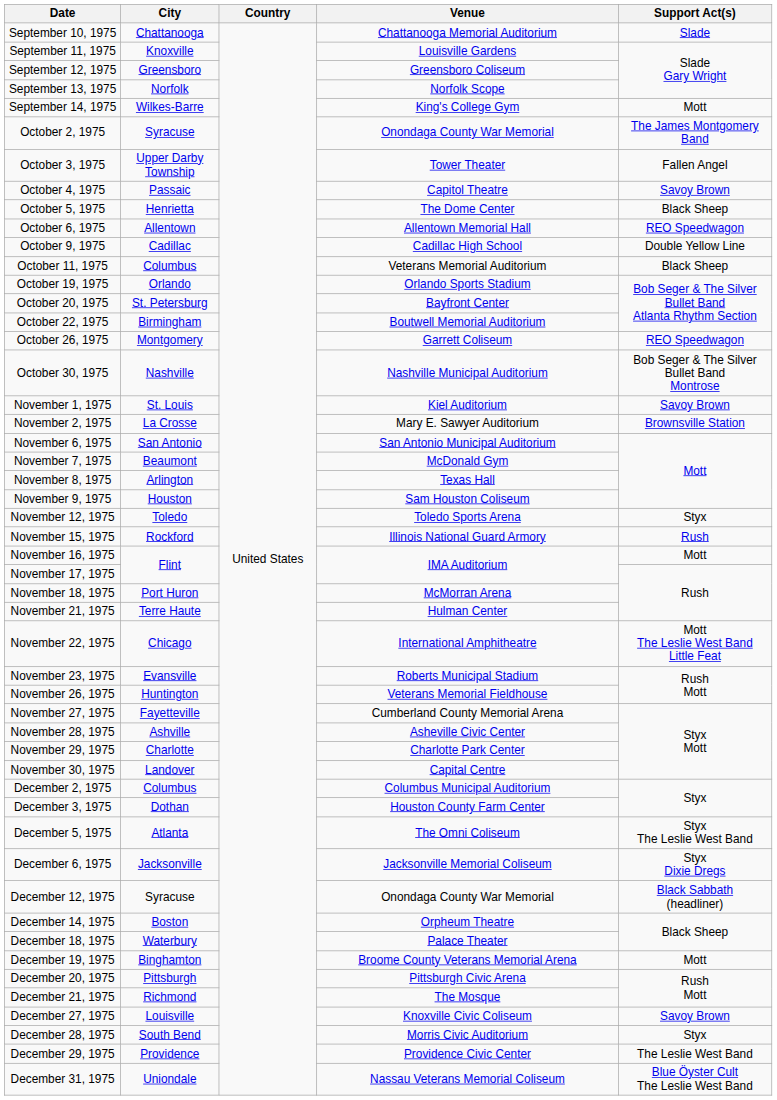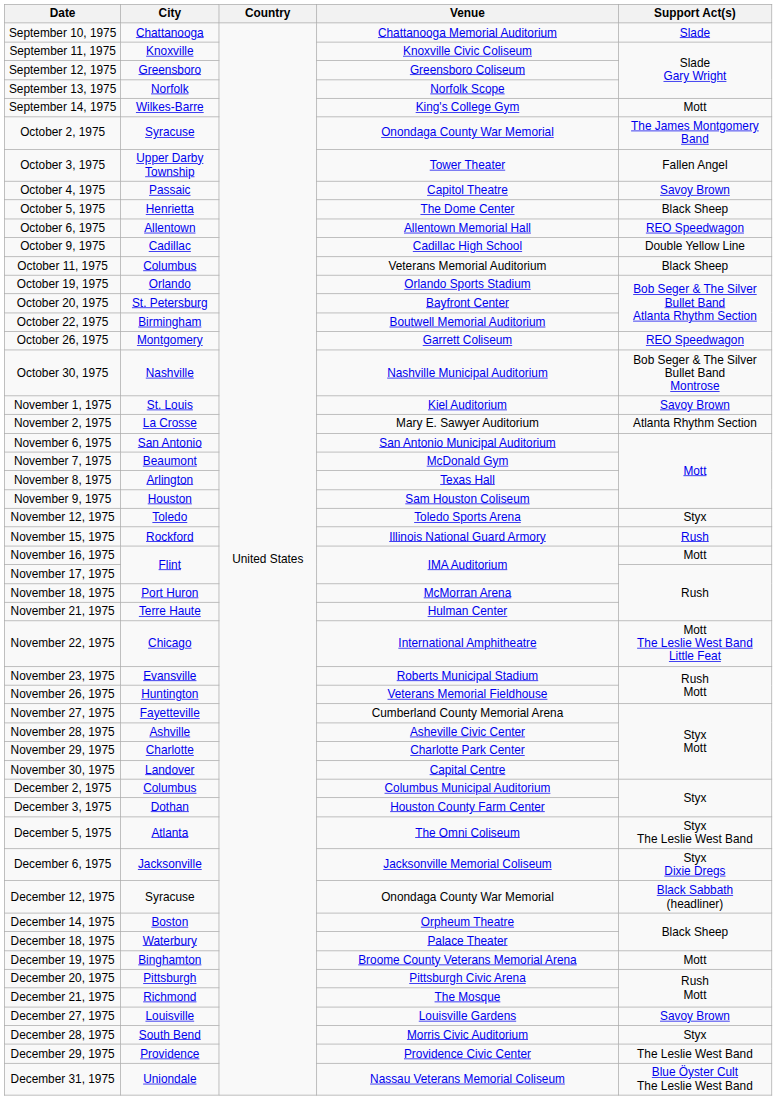(467, 51) Louisville Gardens -> (467, 51) Knoxville Civic Coliseum
(695, 423) Brownsville Station -> (695, 423) Atlanta Rhythm Section
(467, 1016) Knoxville Civic Coliseum -> (467, 1016) Louisville Gardens
